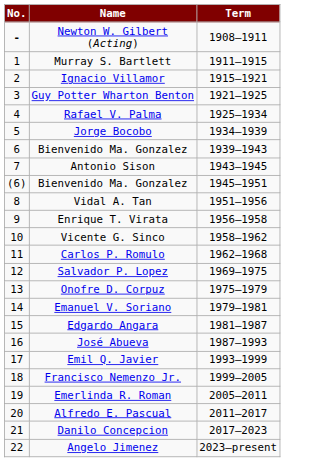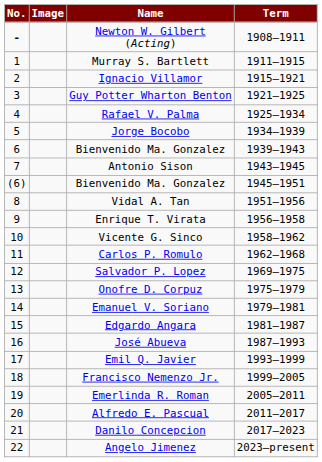+ column: (48, 13)
